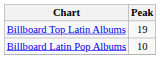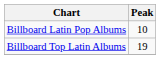rows swapped: (66, 46) <-> (66, 29)
